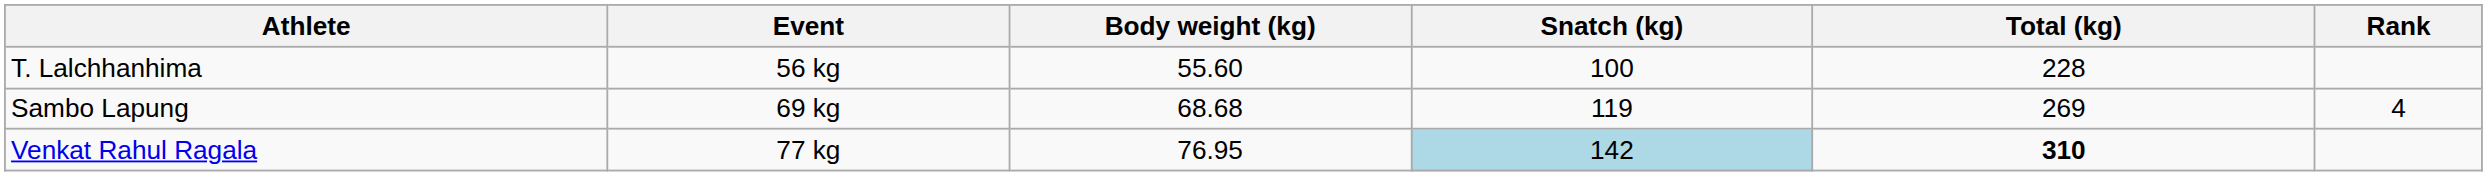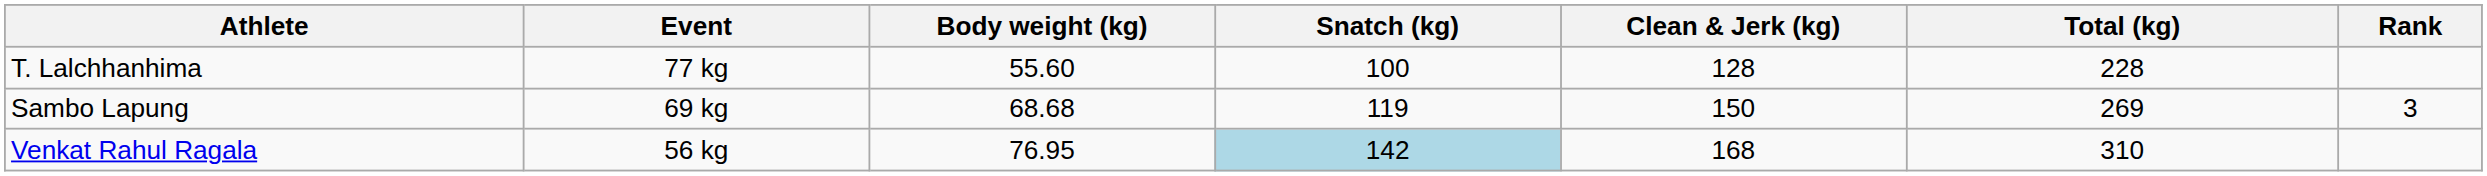+ column: (1733, 26)
(808, 67) 56 kg -> (696, 67) 77 kg
(2399, 109) 4 -> (2410, 109) 3
(808, 150) 77 kg -> (696, 150) 56 kg
(2064, 150) bold -> (2122, 150) normal
